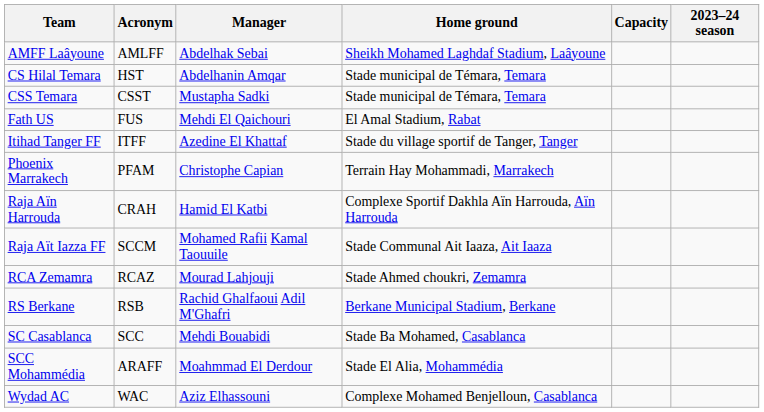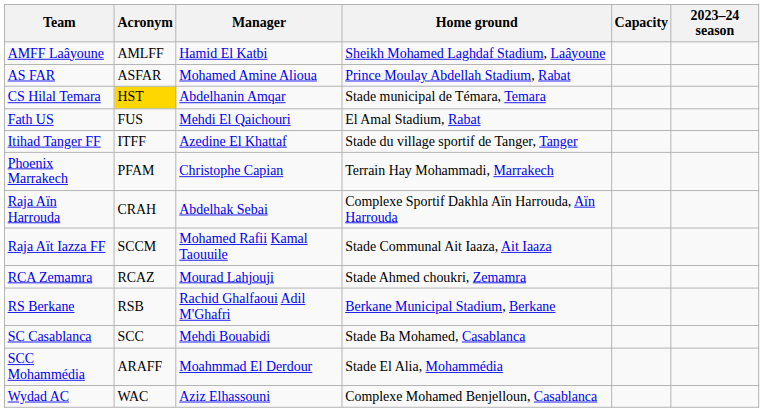(224, 53) Abdelhak Sebai -> (223, 53) Hamid El Katbi
+ row: (31, 75)
(131, 75) no background -> (131, 97) gold background
- row: (42, 97)
(223, 209) Hamid El Katbi -> (224, 209) Abdelhak Sebai
